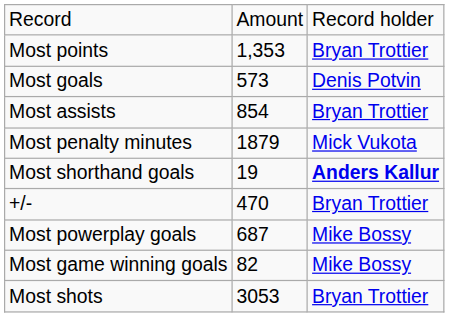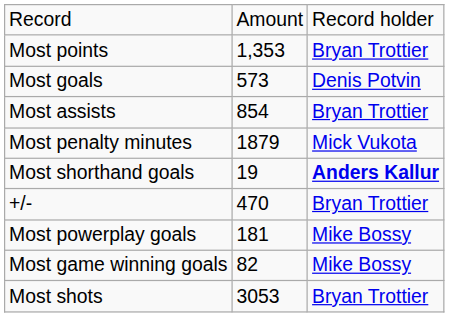(253, 234) 687 -> (253, 234) 181
